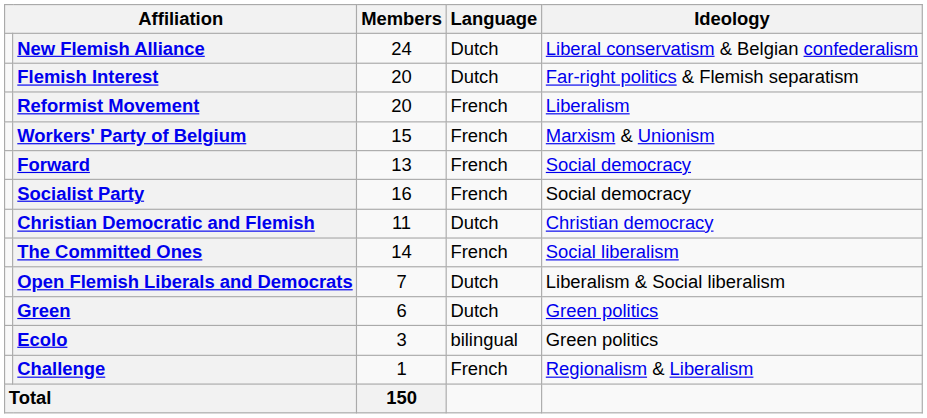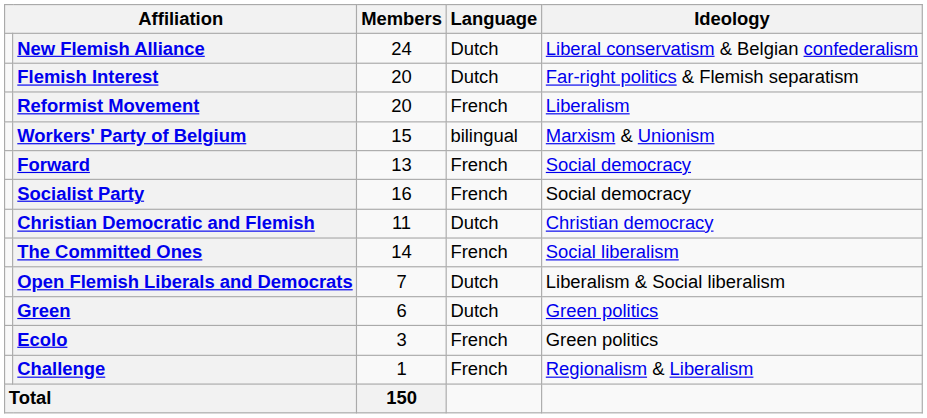(479, 135) French -> (484, 135) bilingual
(484, 340) bilingual -> (479, 340) French
